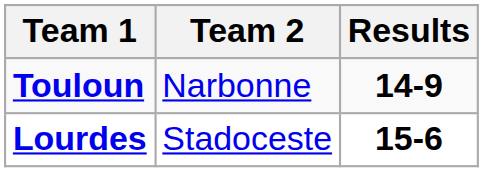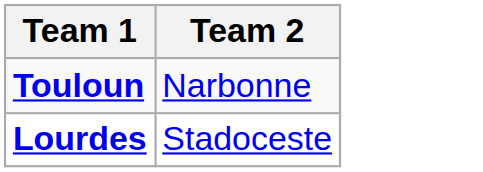- column: (409, 31)
